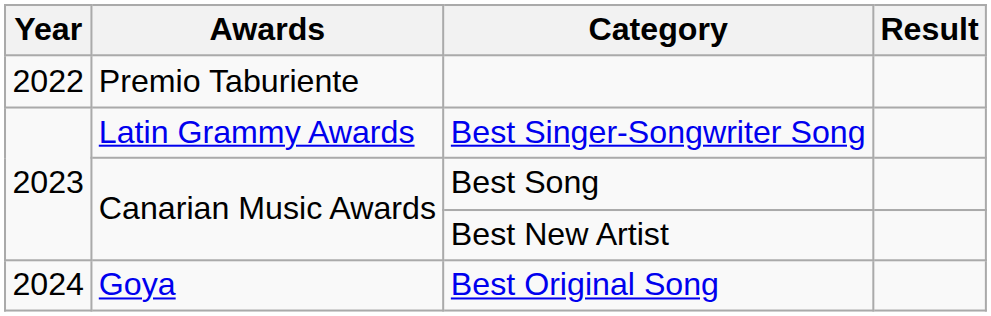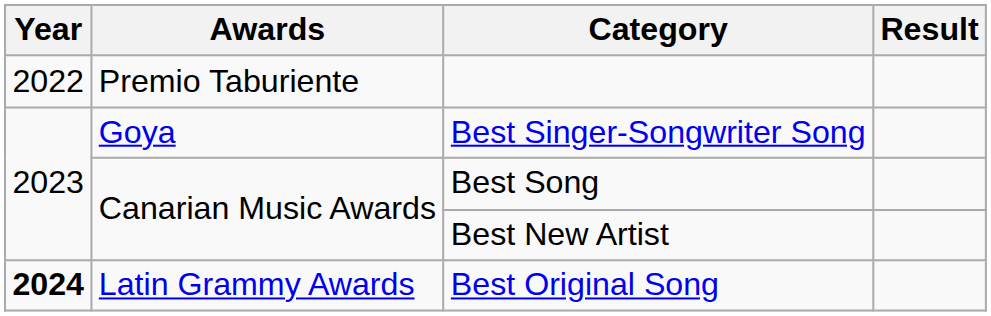(257, 132) Latin Grammy Awards -> (137, 132) Goya
(48, 285) normal -> (48, 285) bold
(137, 285) Goya -> (257, 285) Latin Grammy Awards
